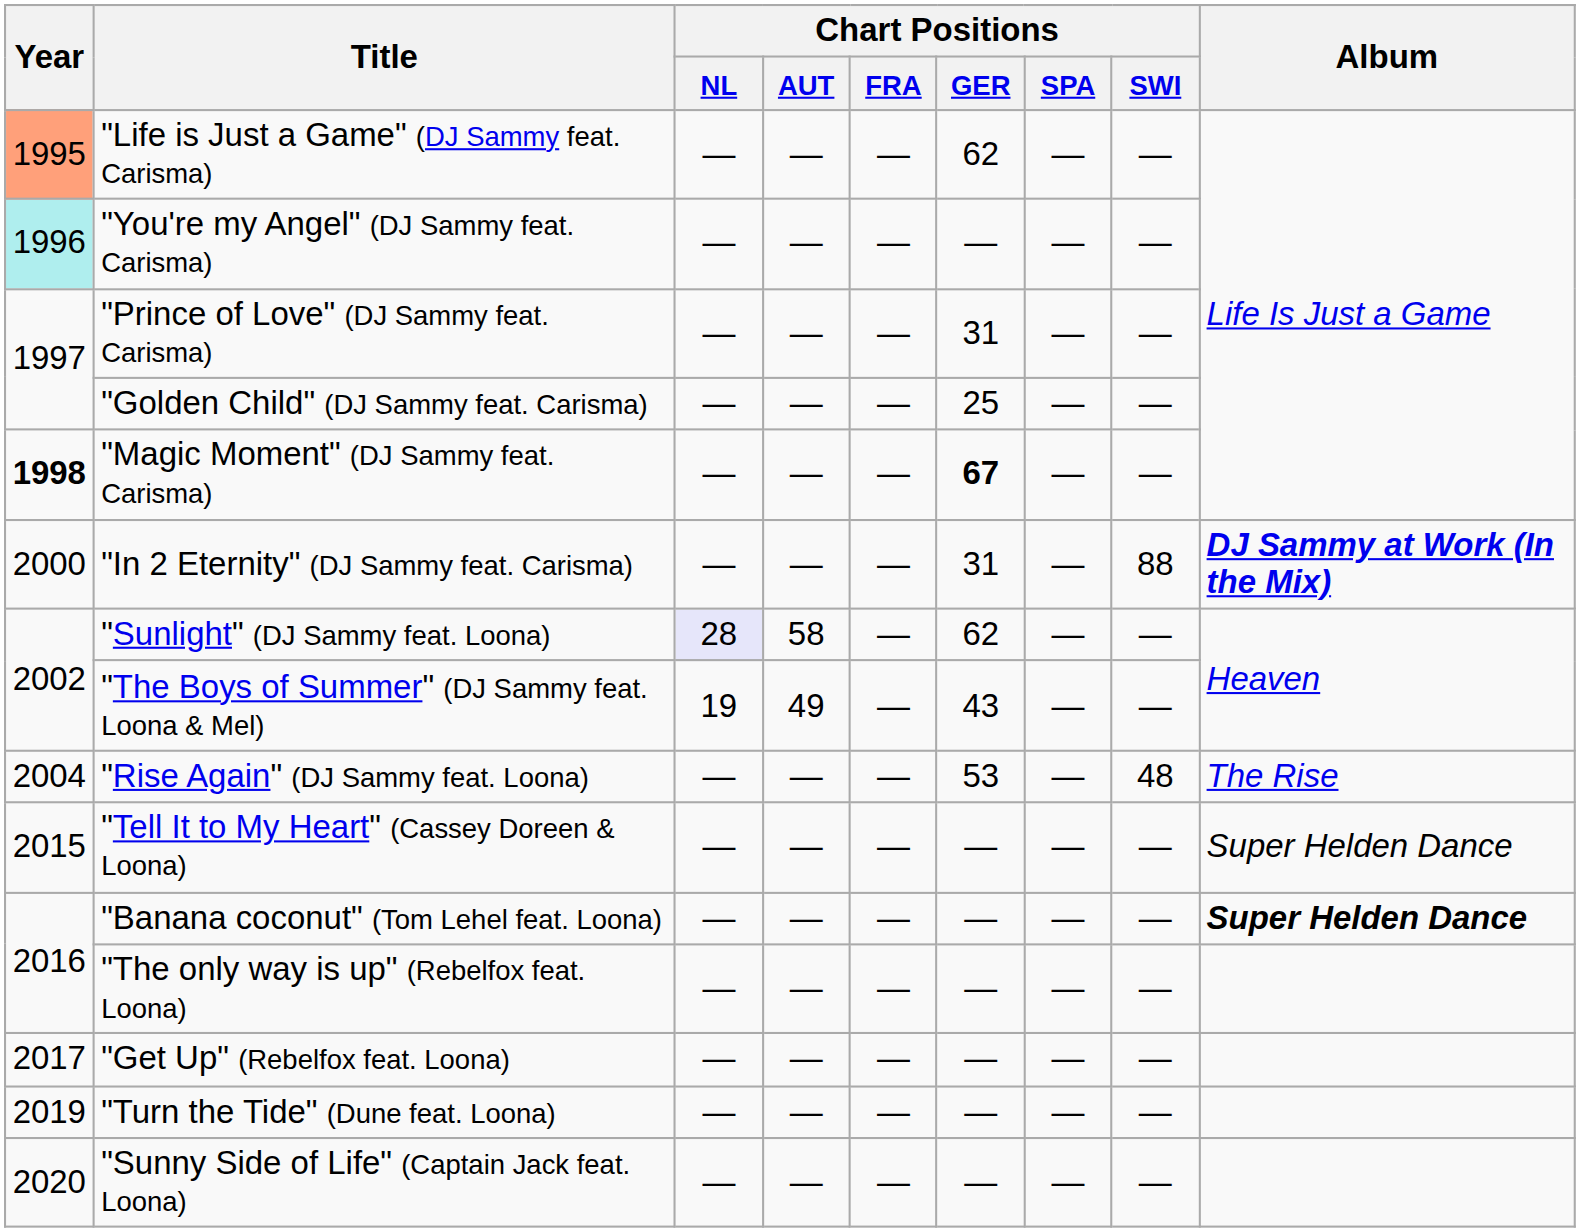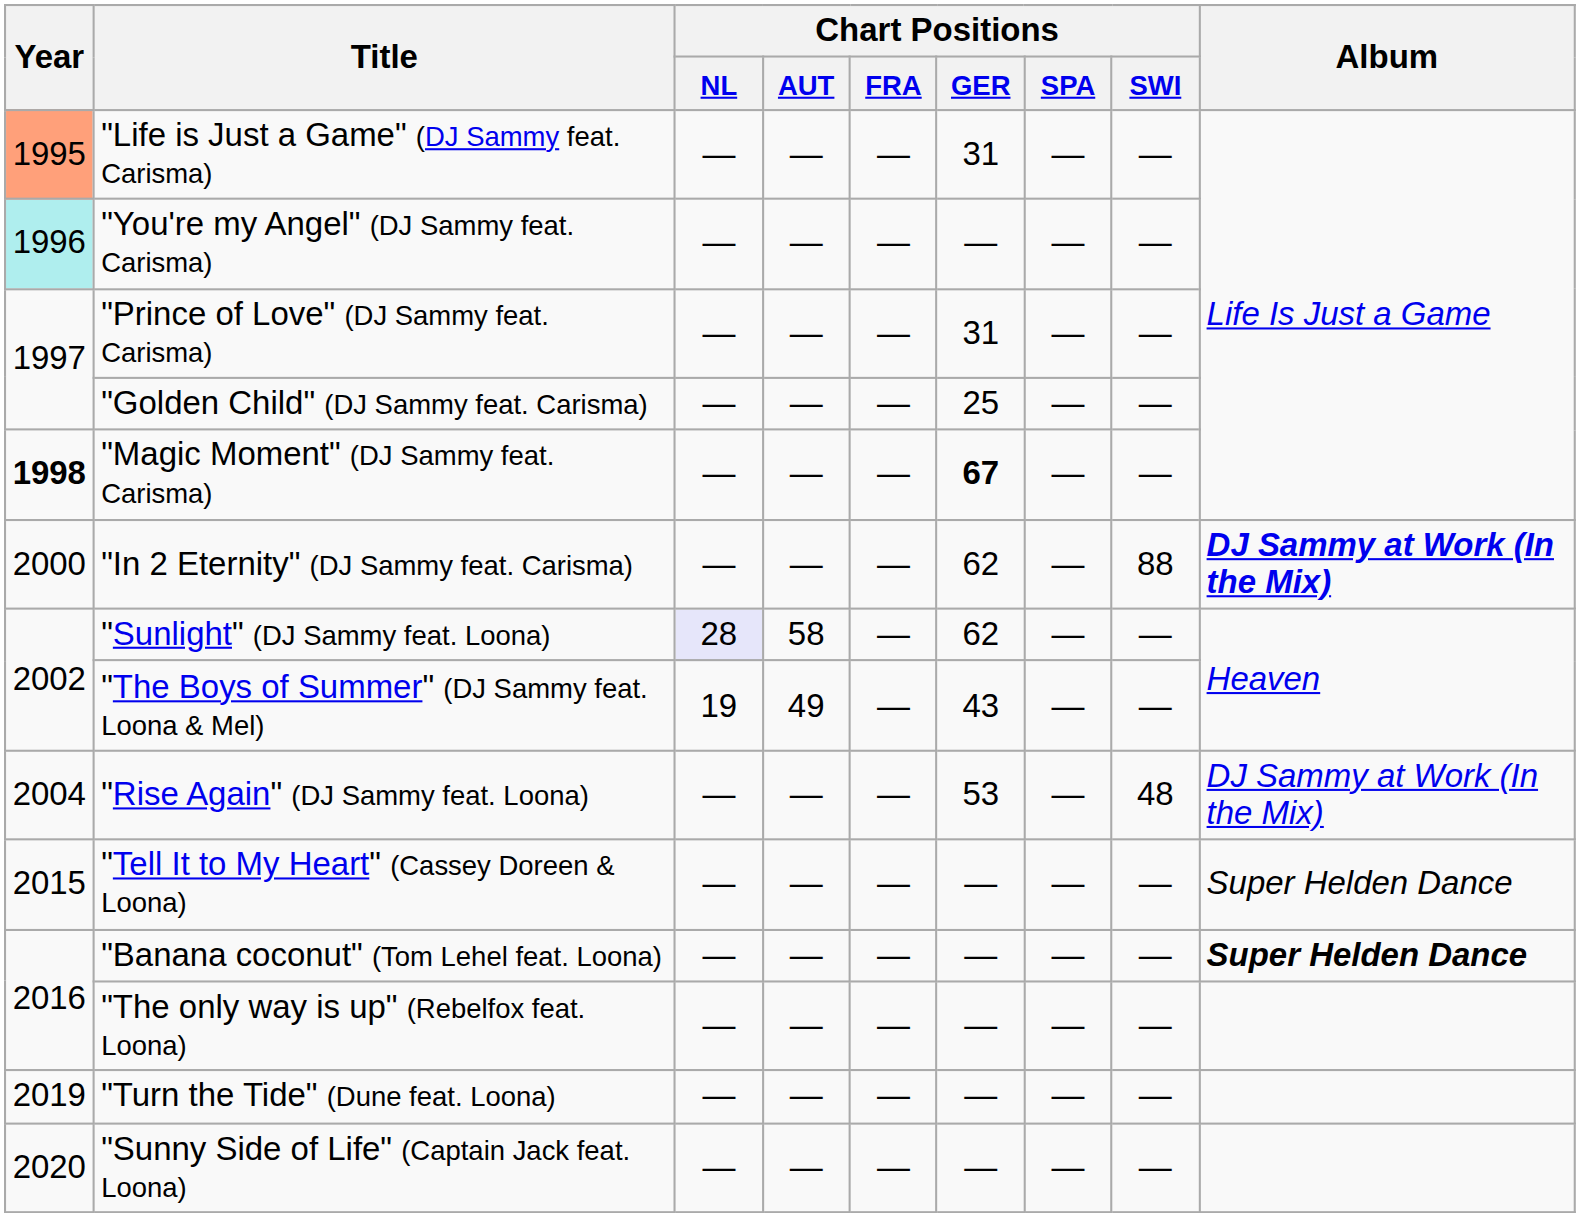(981, 153) 62 -> (981, 153) 31
(981, 563) 31 -> (981, 563) 62
(1273, 775) The Rise -> (1372, 794) DJ Sammy at Work (In the Mix)
- row: (305, 1059)
